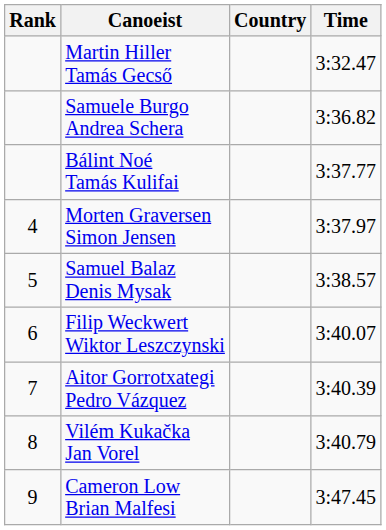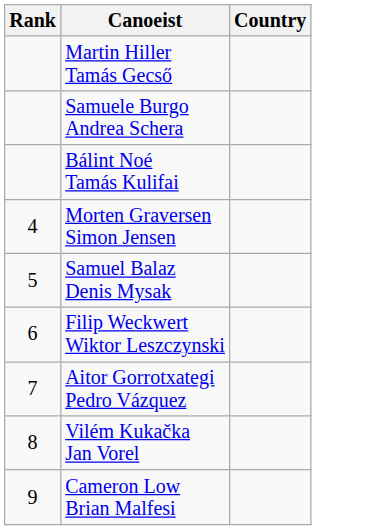- column: (346, 20)
